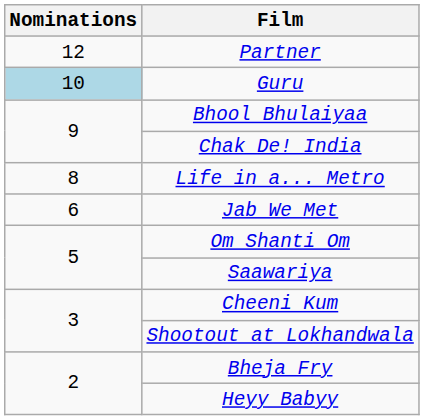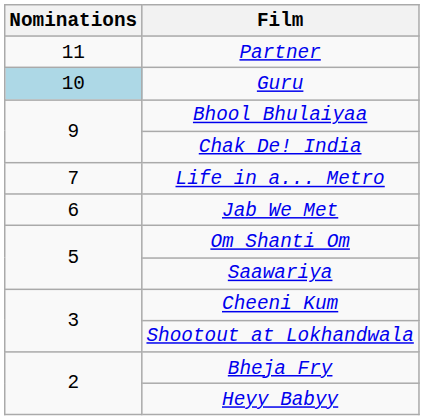(73, 52) 12 -> (73, 52) 11
(73, 178) 8 -> (73, 178) 7
